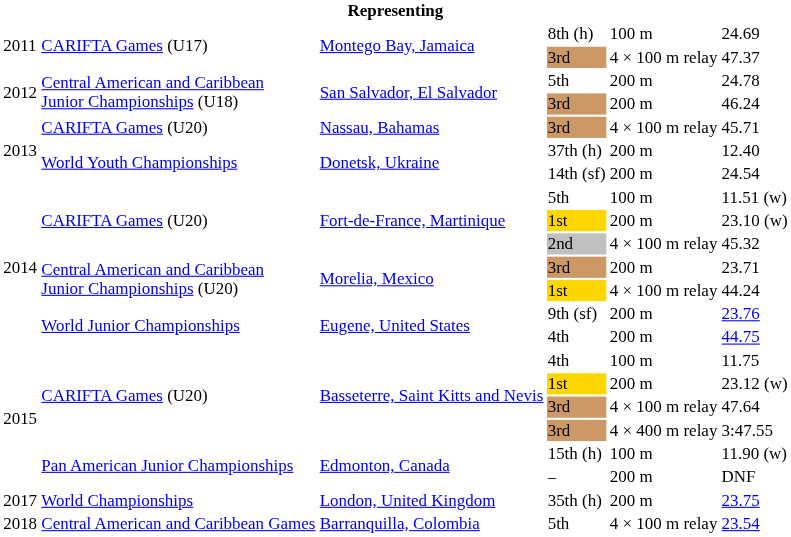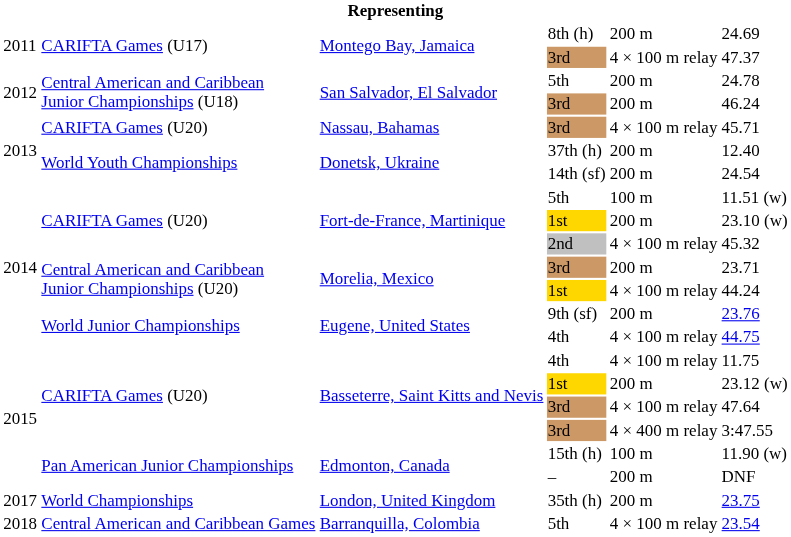(631, 34) 100 m -> (631, 34) 200 m
(631, 337) 200 m -> (664, 337) 4 × 100 m relay
(631, 360) 100 m -> (664, 360) 4 × 100 m relay
